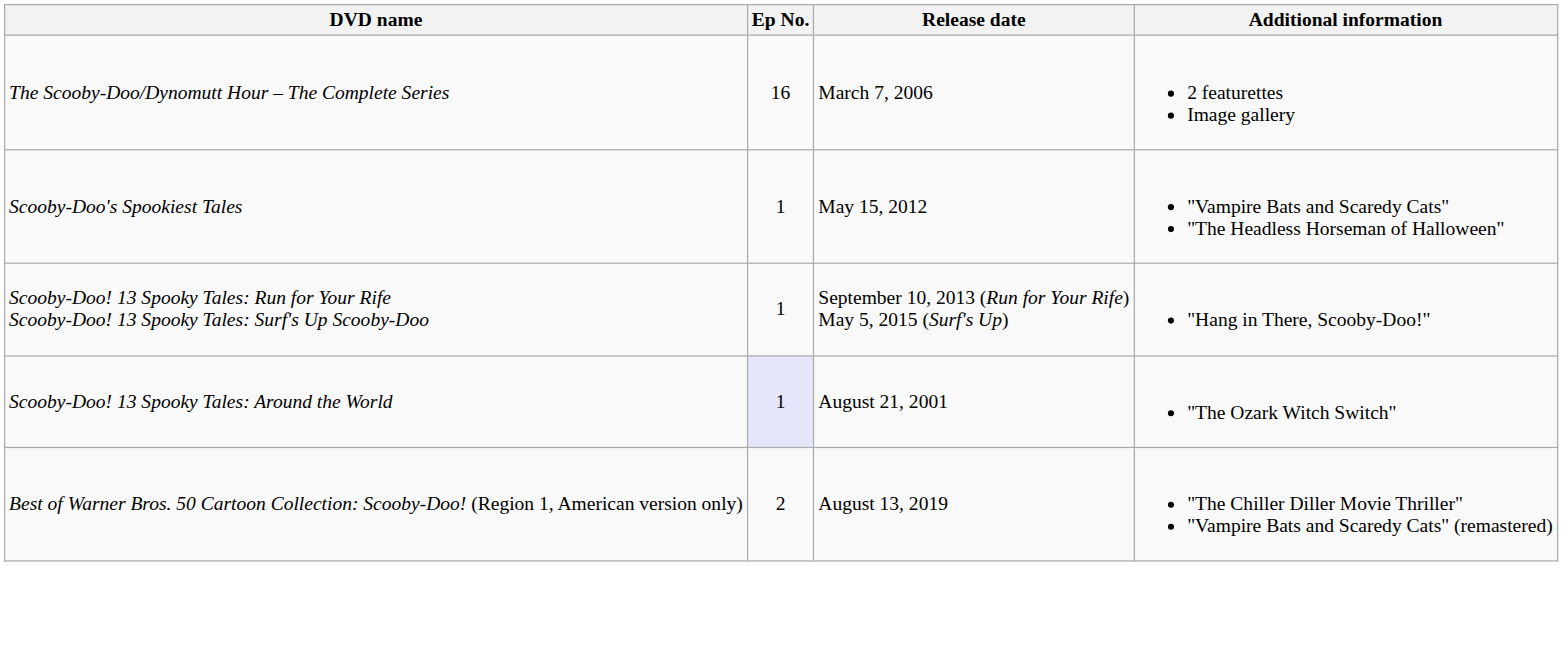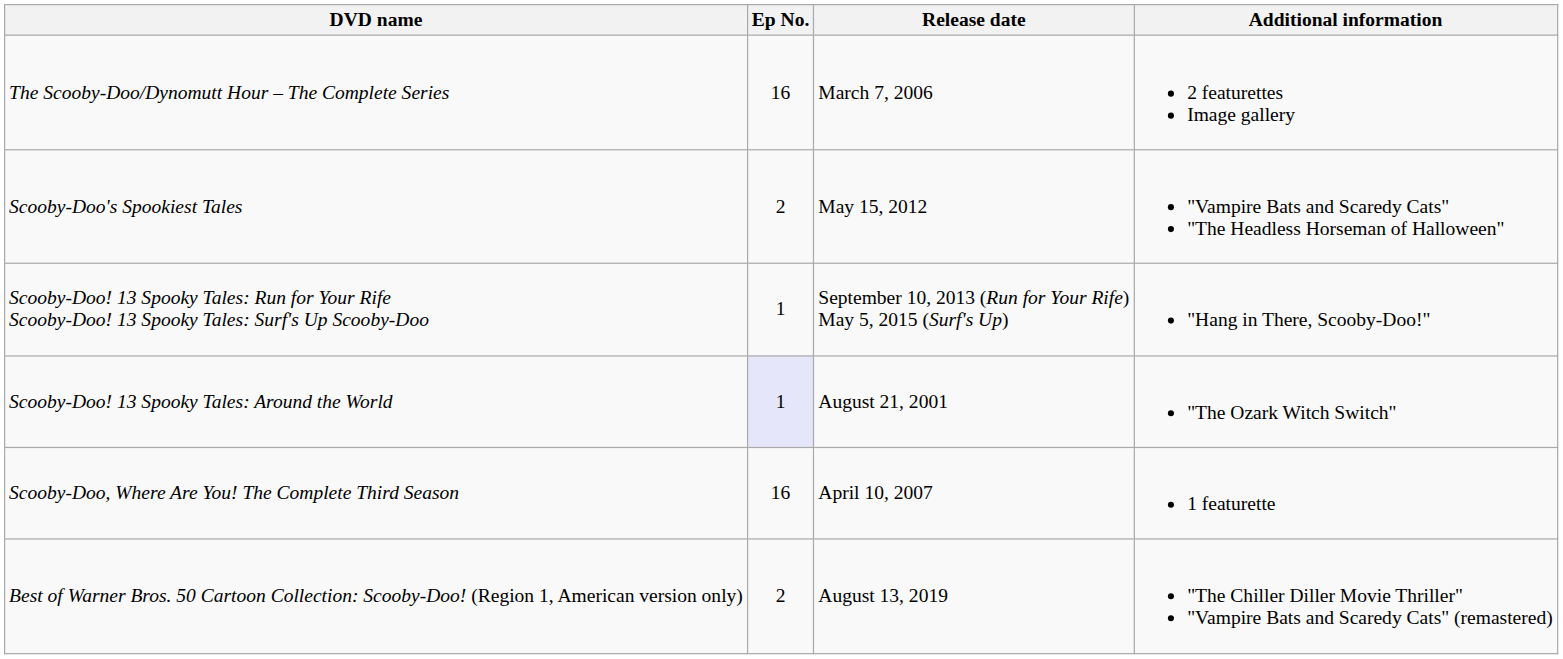(781, 206) 1 -> (781, 206) 2
+ row: (234, 493)
